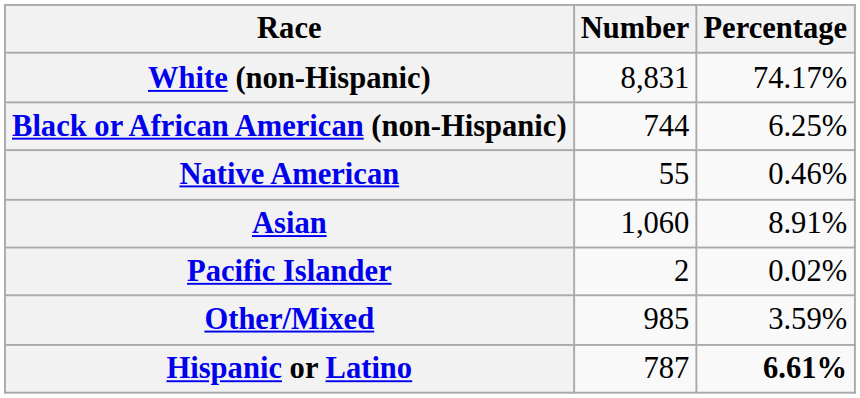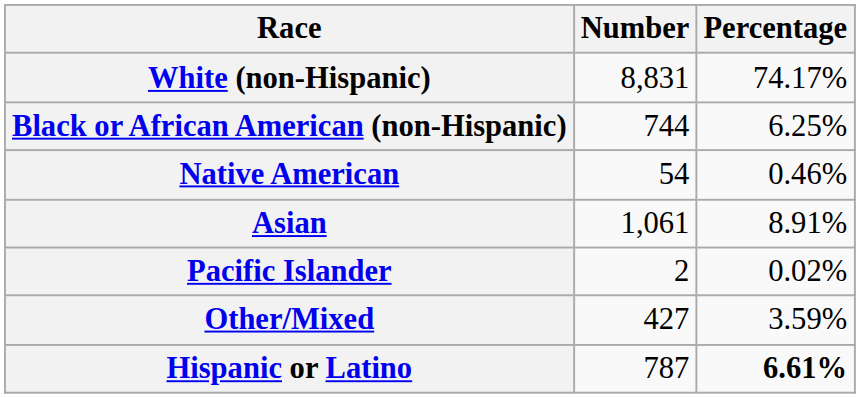(674, 174) 55 -> (674, 174) 54
(655, 222) 1,060 -> (655, 222) 1,061
(666, 319) 985 -> (666, 319) 427
